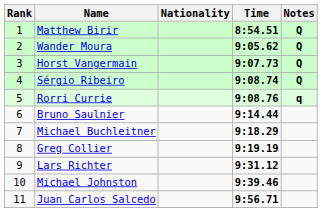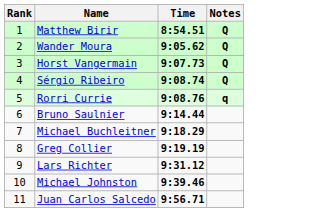- column: (195, 13)
